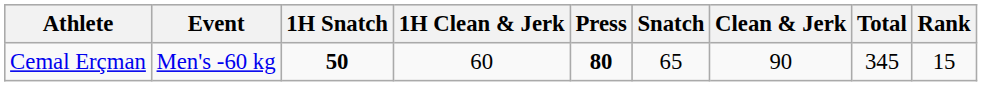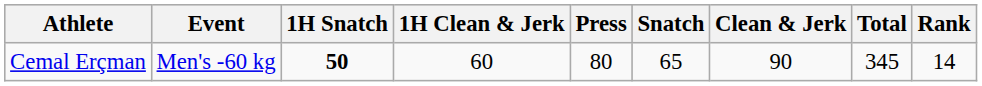(601, 61) bold -> (601, 61) normal
(944, 61) 15 -> (944, 61) 14
